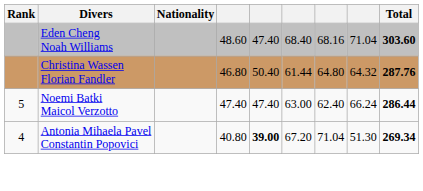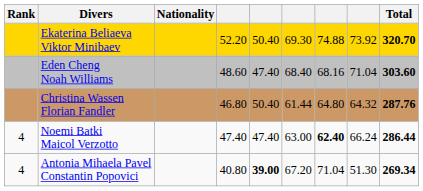+ row: (86, 39)
(21, 104) 5 -> (21, 137) 4
(331, 104) normal -> (331, 137) bold
